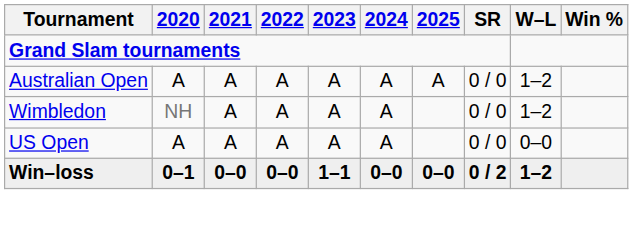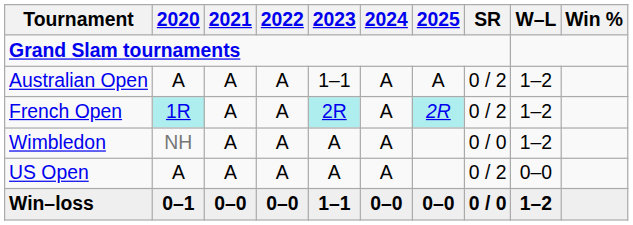(334, 81) A -> (334, 81) 1–1
(488, 81) 0 / 0 -> (488, 81) 0 / 2
+ row: (66, 111)
(488, 142) 0 / 0 -> (488, 173) 0 / 2
(488, 173) 0 / 2 -> (488, 204) 0 / 0
